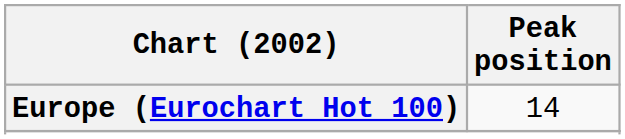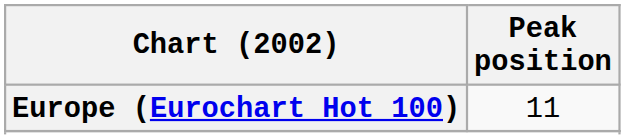(543, 108) 14 -> (543, 108) 11
